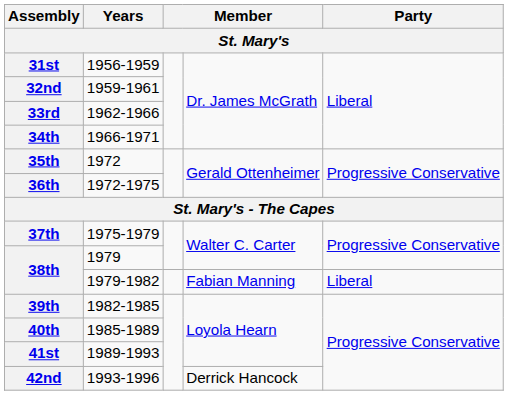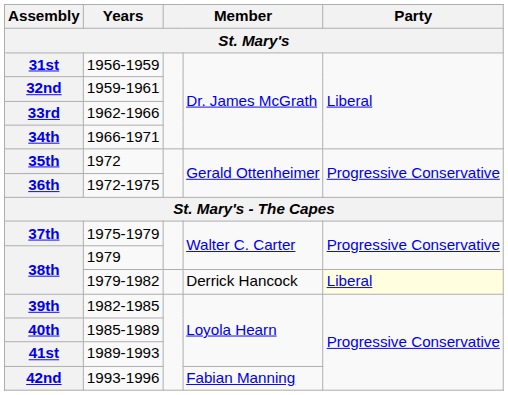(241, 281) Fabian Manning -> (242, 281) Derrick Hancock
(349, 281) no background -> (349, 281) lightyellow background
(242, 378) Derrick Hancock -> (241, 378) Fabian Manning
